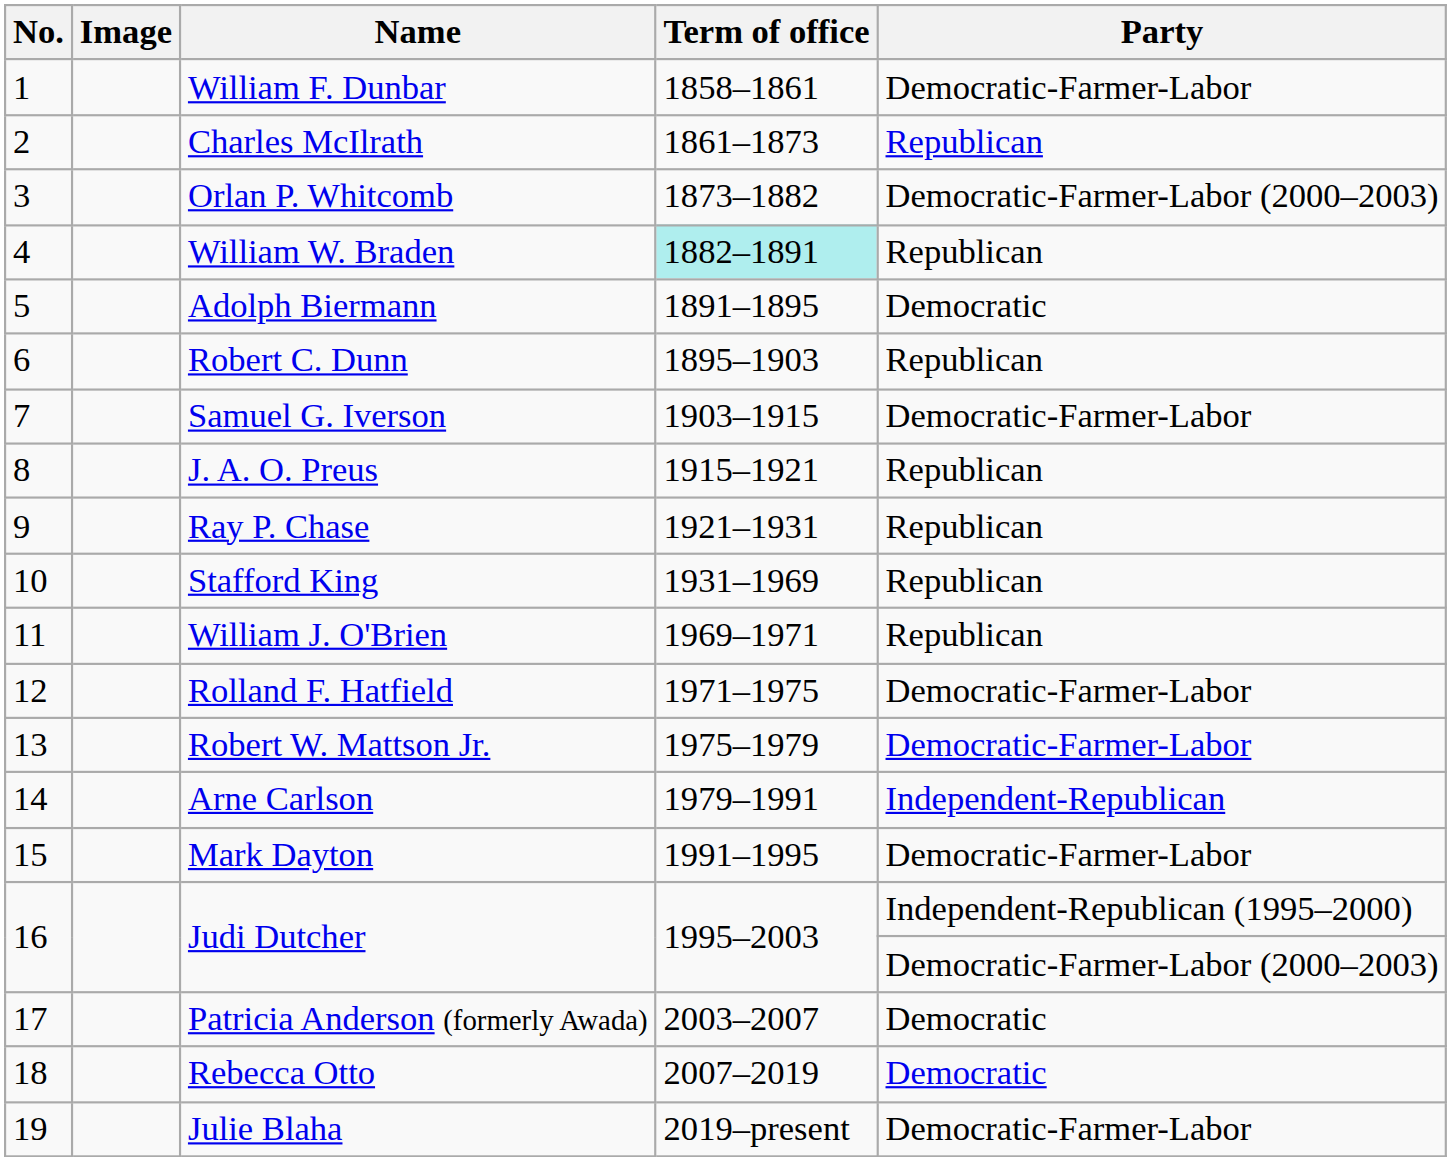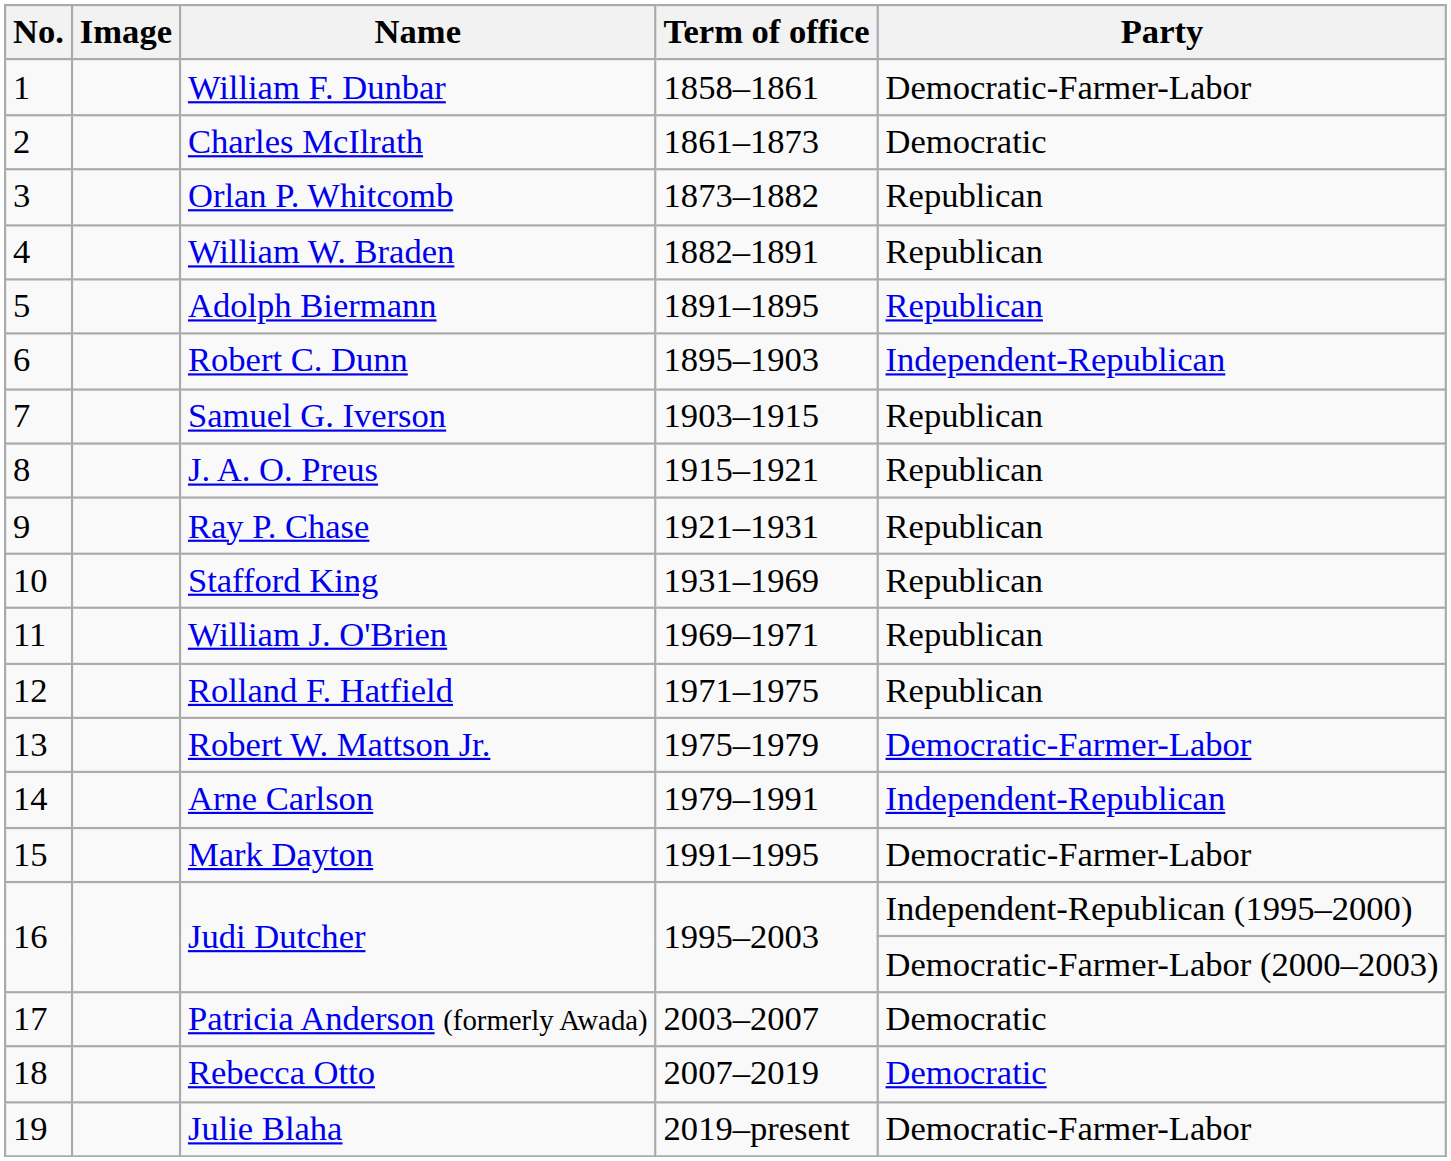(964, 141) Republican -> (966, 141) Democratic
(1162, 196) Democratic-Farmer-Labor (2000–2003) -> (964, 196) Republican
(741, 251) paleturquoise background -> (741, 251) no background
(966, 305) Democratic -> (964, 305) Republican
(964, 360) Republican -> (1055, 360) Independent-Republican
(1068, 415) Democratic-Farmer-Labor -> (964, 415) Republican
(1068, 689) Democratic-Farmer-Labor -> (964, 689) Republican
